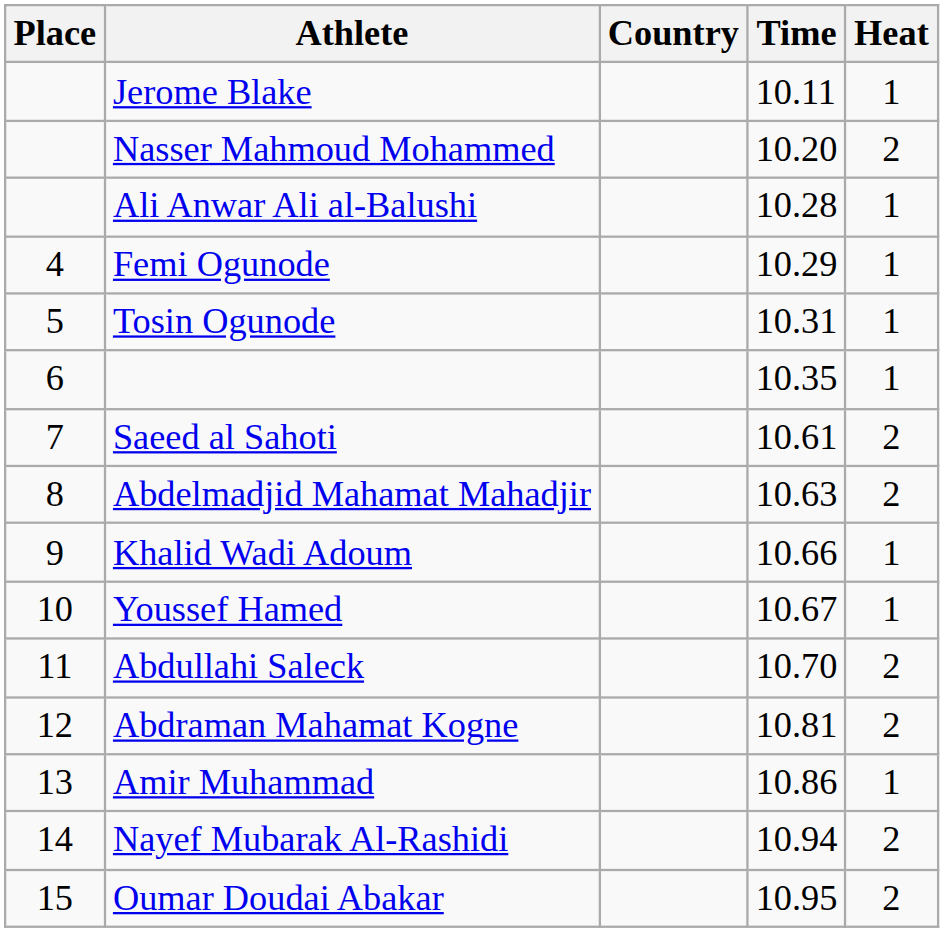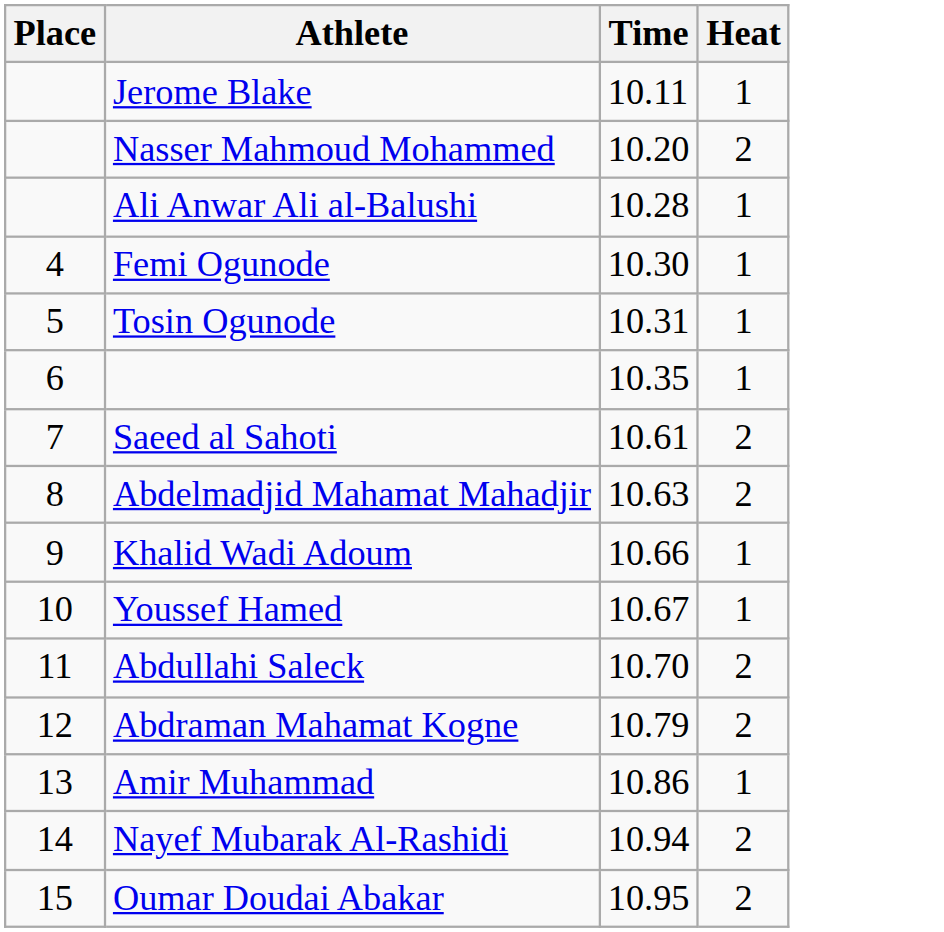- column: (673, 33)
(797, 263) 10.29 -> (649, 263) 10.30
(797, 724) 10.81 -> (649, 724) 10.79
